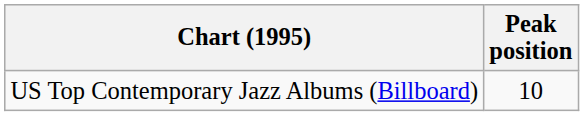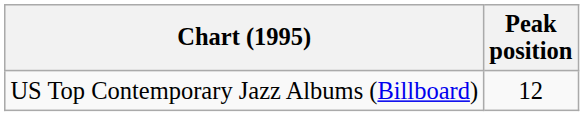(531, 90) 10 -> (531, 90) 12
